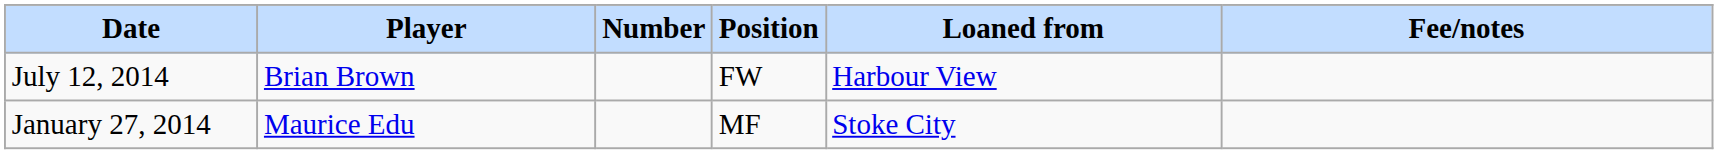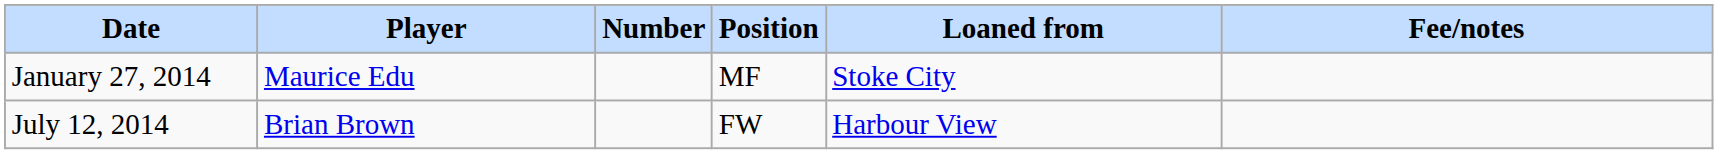rows swapped: (111, 124) <-> (90, 76)
